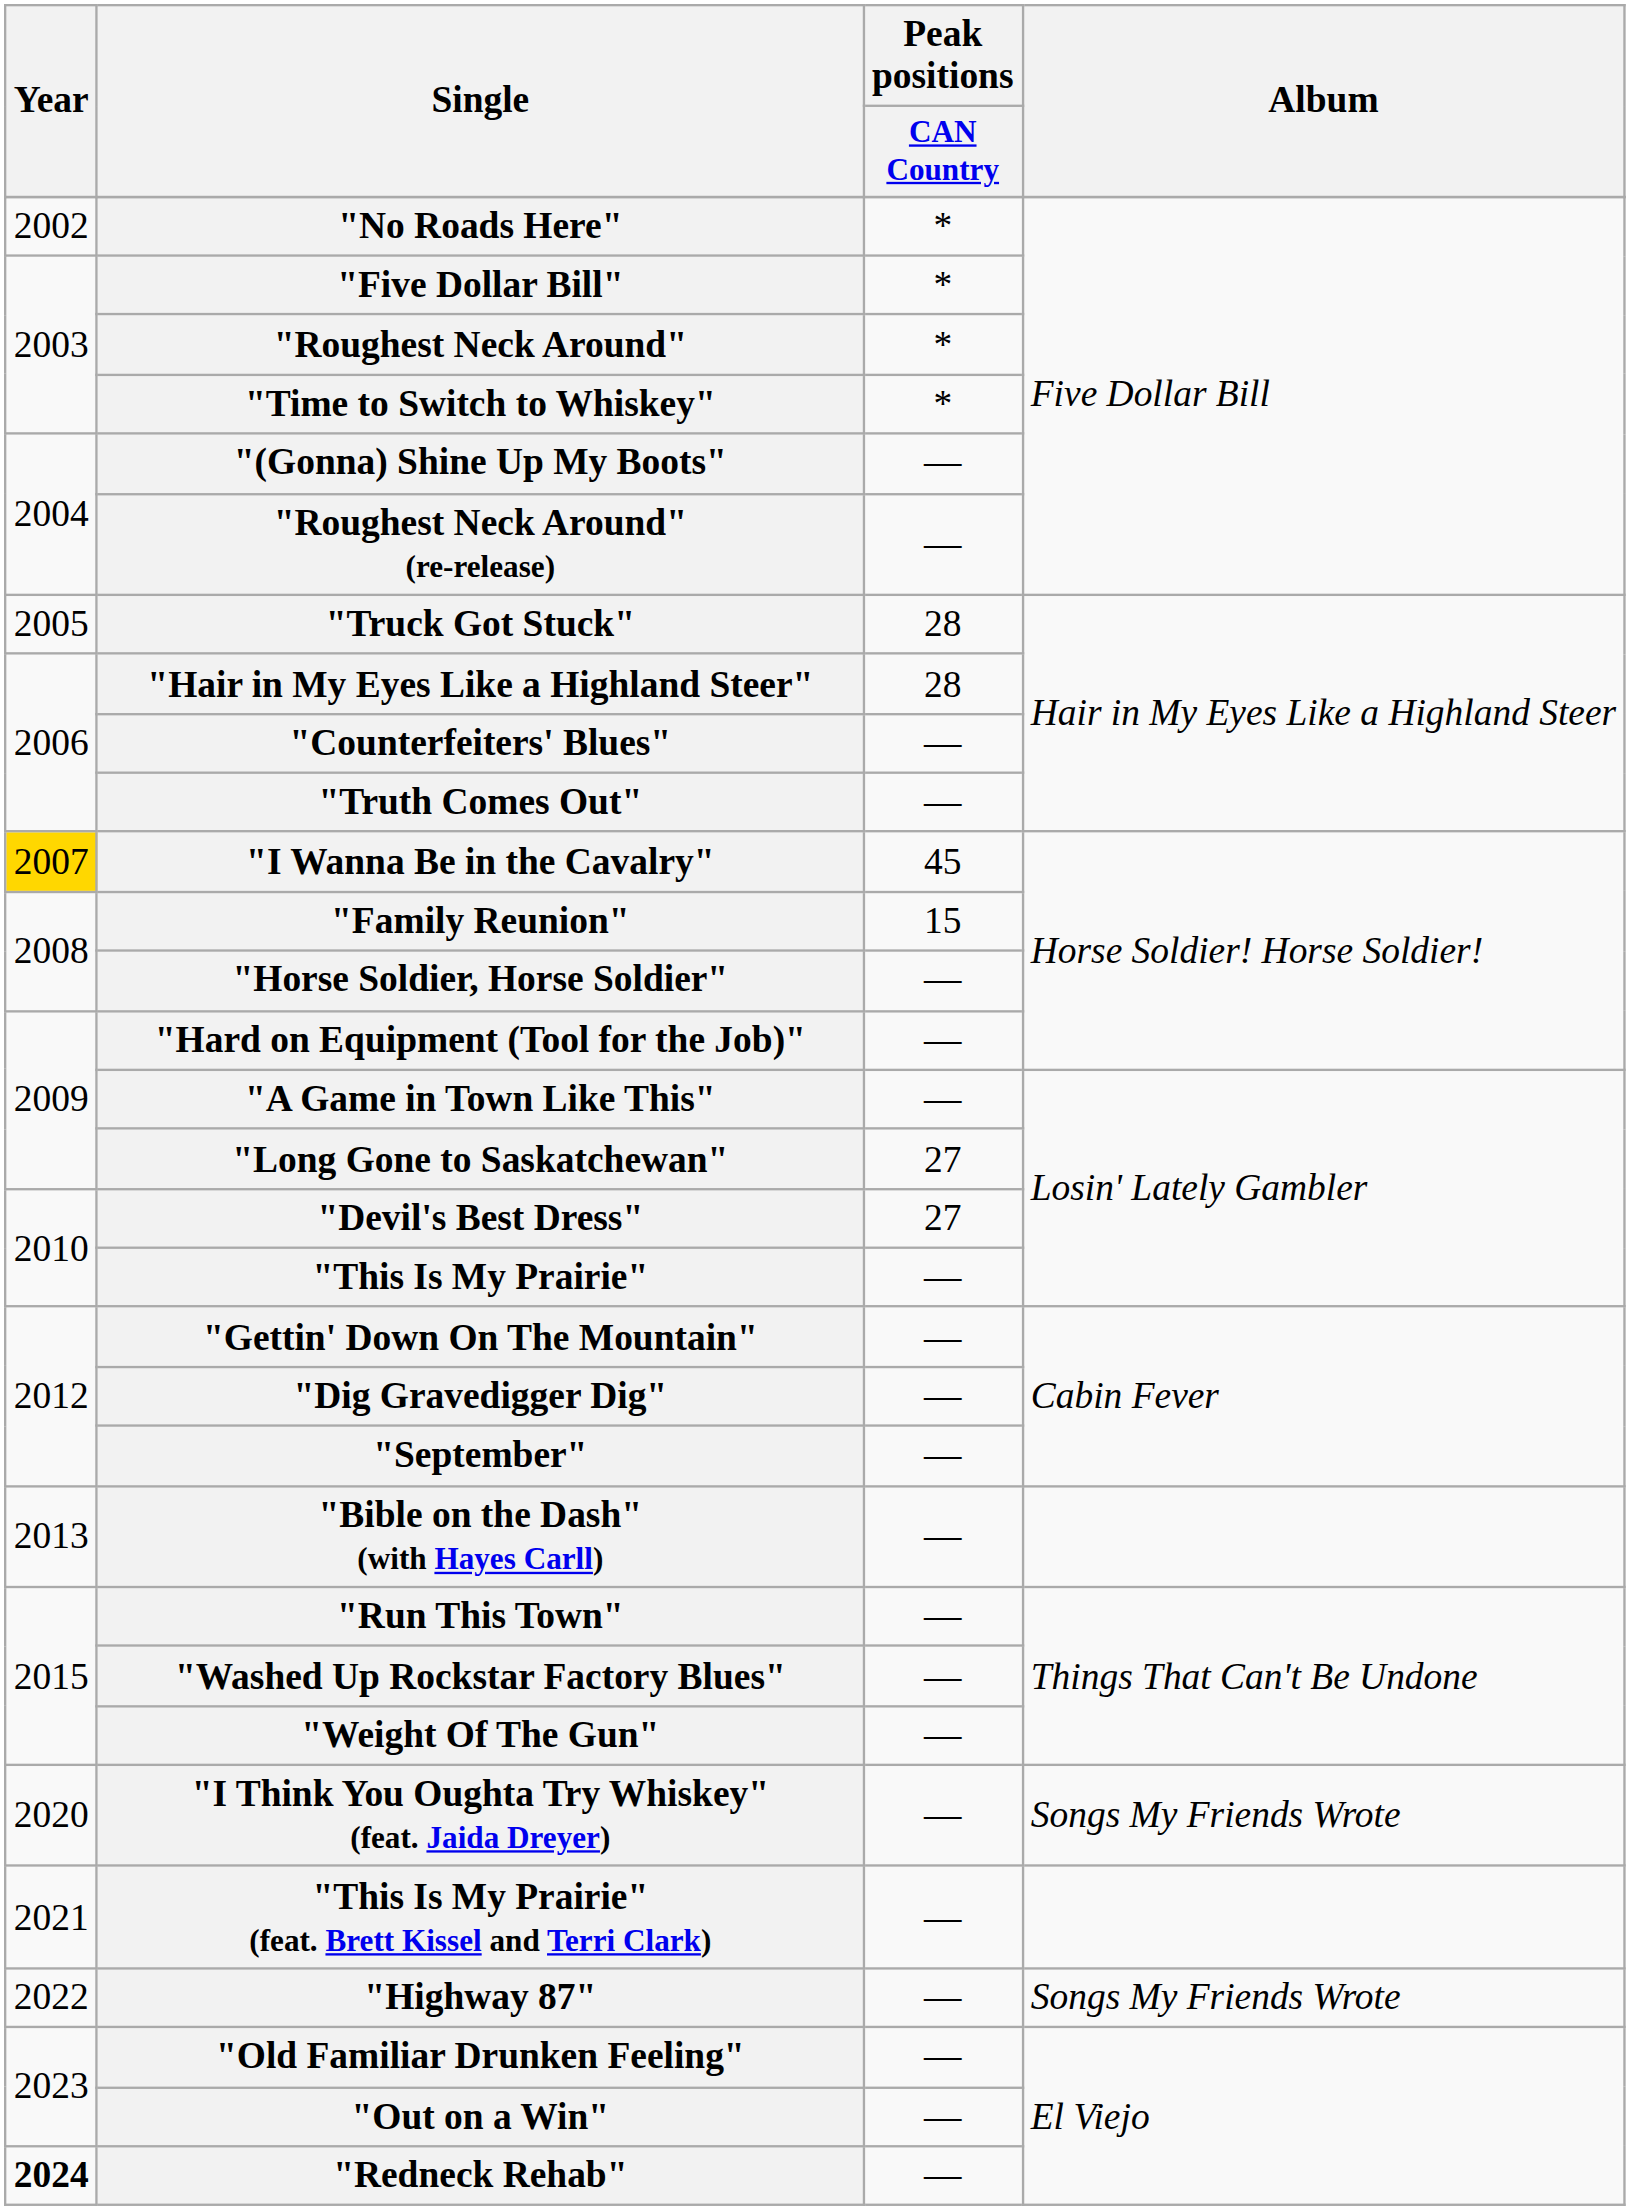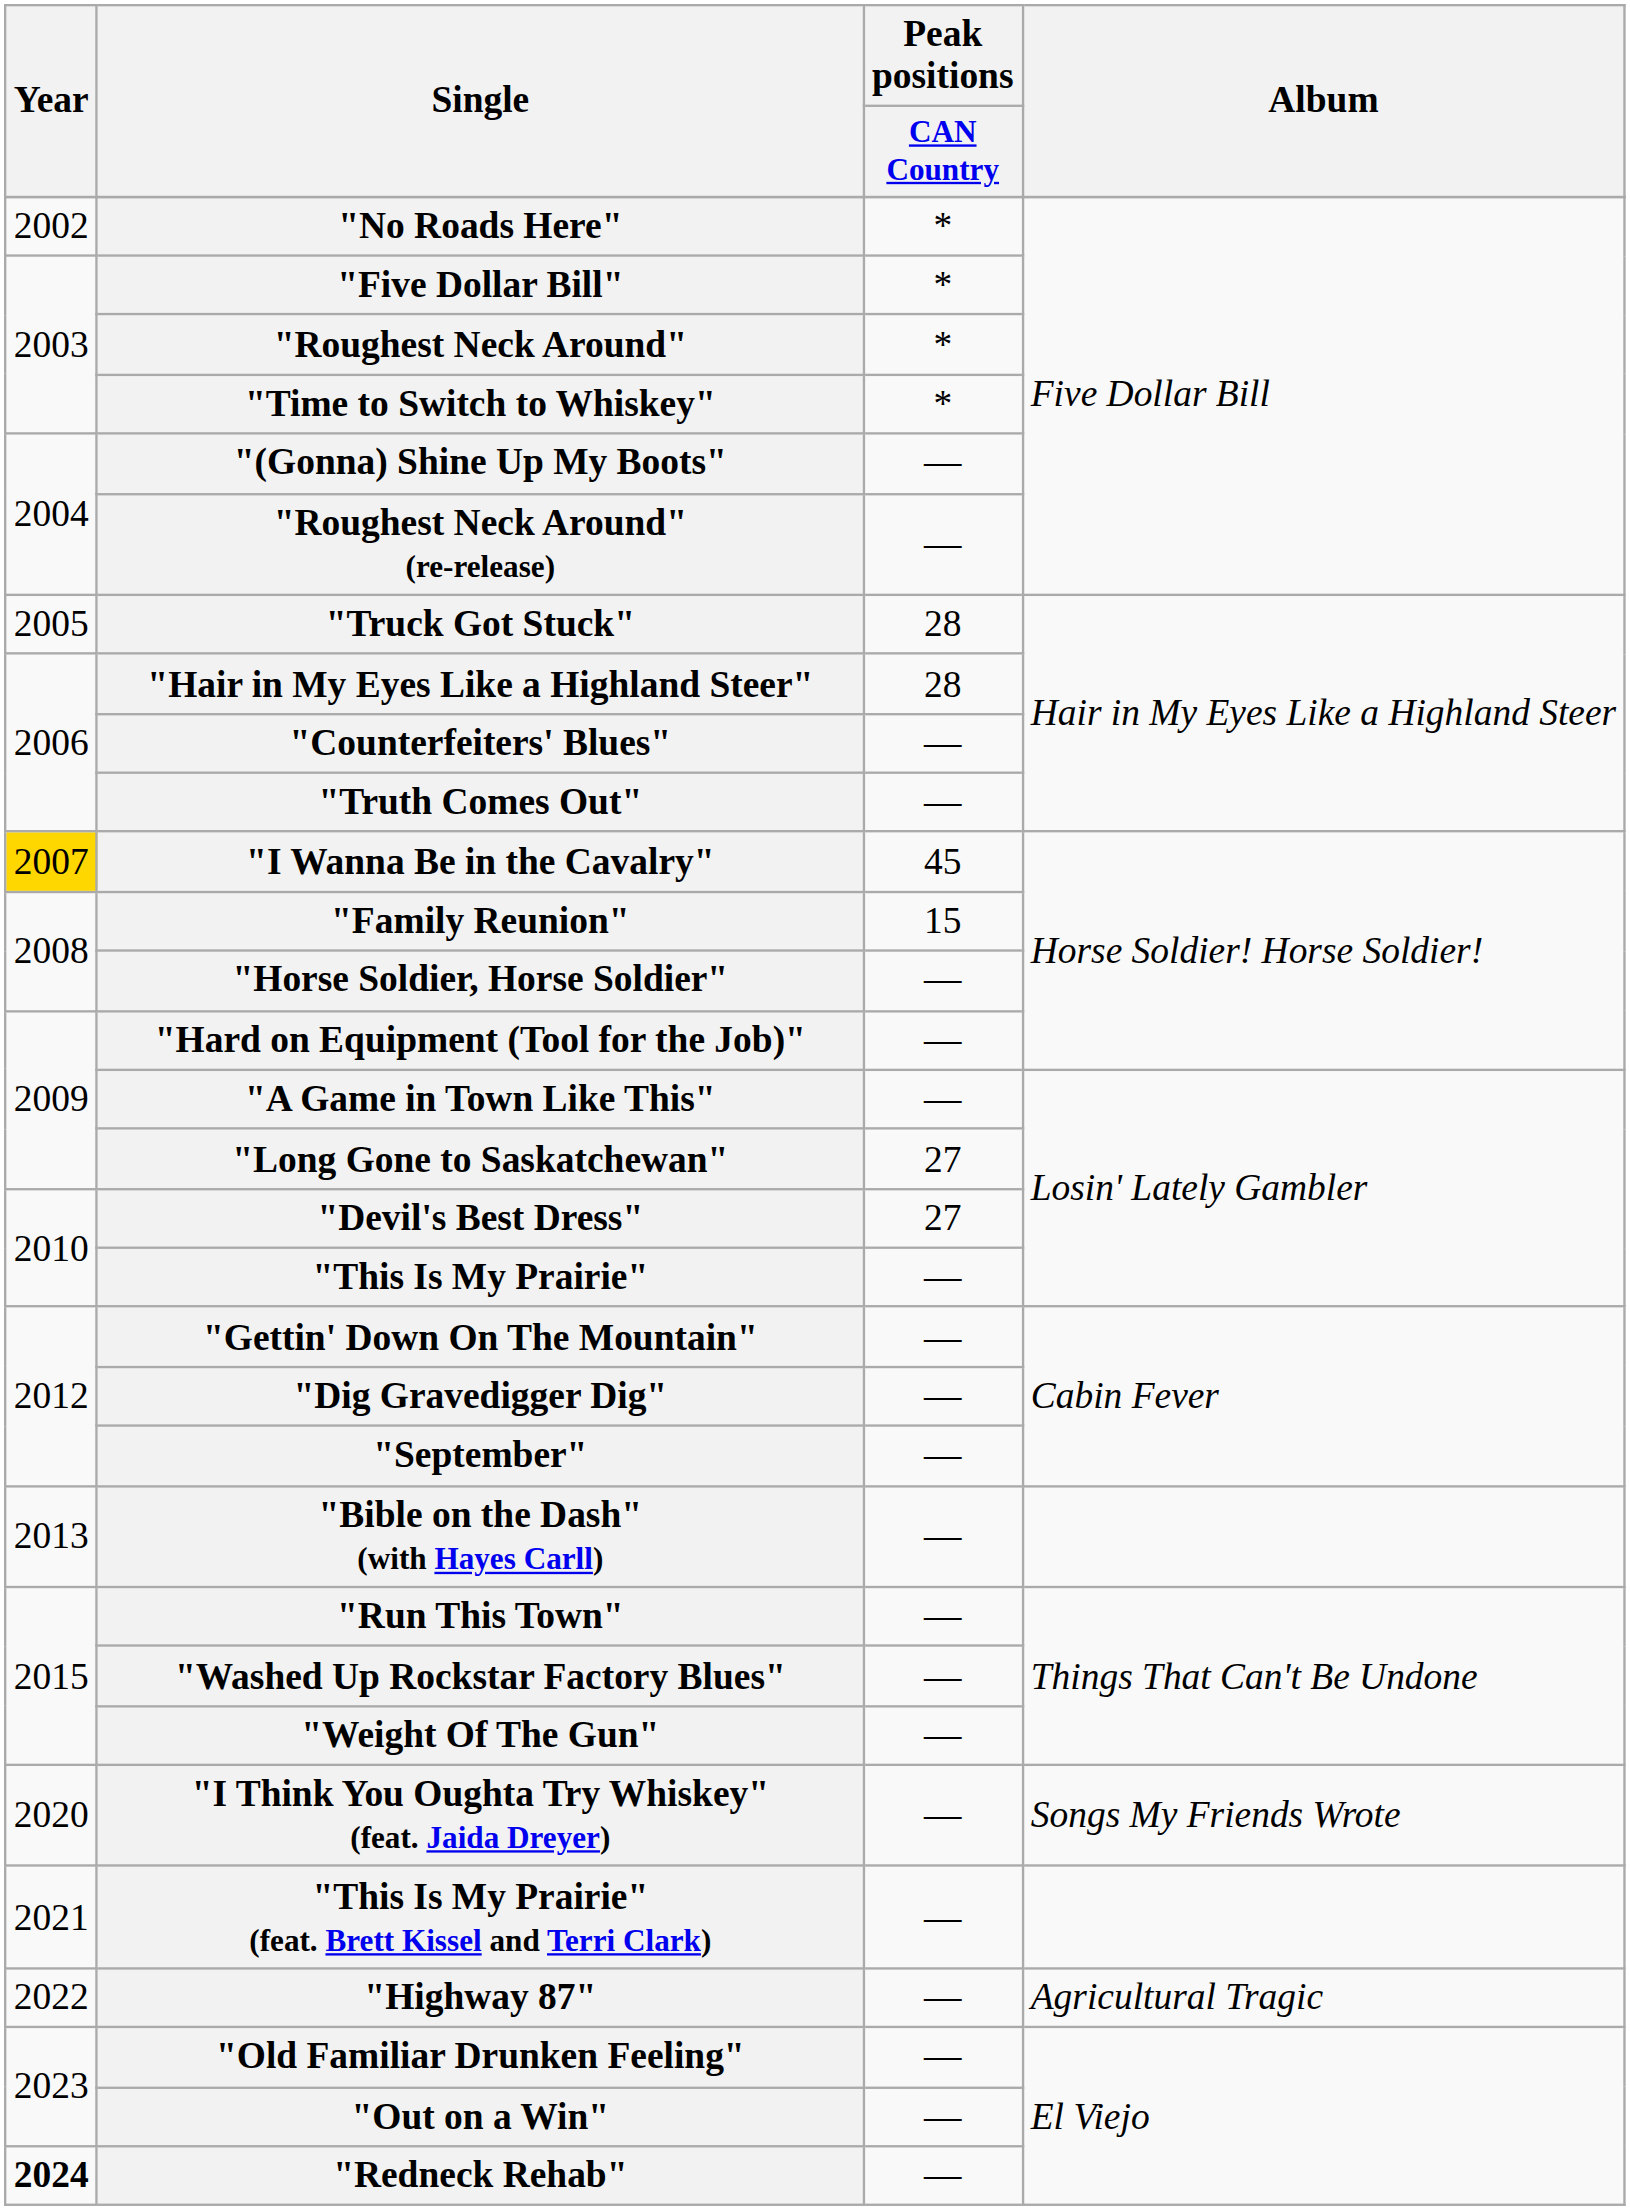(1216, 1997) Songs My Friends Wrote -> (1177, 1997) Agricultural Tragic
